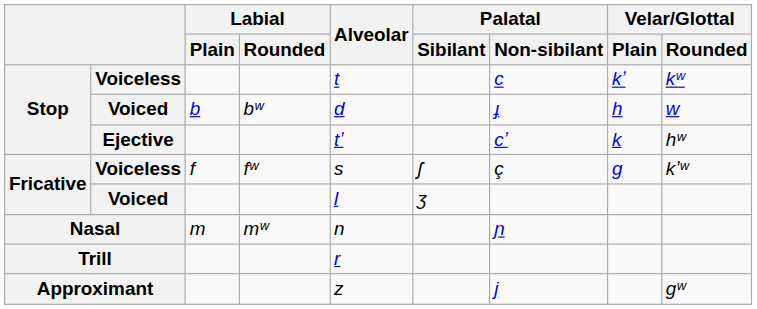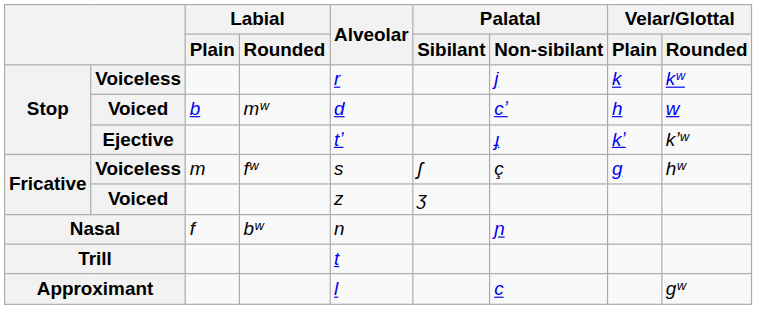(337, 79) t -> (337, 79) r
(499, 79) c -> (496, 79) j
(619, 79) kʼ -> (617, 79) k
(254, 109) bʷ -> (256, 109) mʷ
(497, 109) ɟ -> (501, 109) cʼ
(501, 139) cʼ -> (497, 139) ɟ
(617, 139) k -> (619, 139) kʼ
(676, 139) hʷ -> (677, 139) kʼʷ
(192, 169) f -> (198, 169) m
(677, 169) kʼʷ -> (676, 169) hʷ
(336, 199) l -> (339, 199) z
(198, 229) m -> (192, 229) f
(256, 229) mʷ -> (254, 229) bʷ
(337, 259) r -> (337, 259) t
(339, 288) z -> (336, 288) l
(496, 288) j -> (499, 288) c
